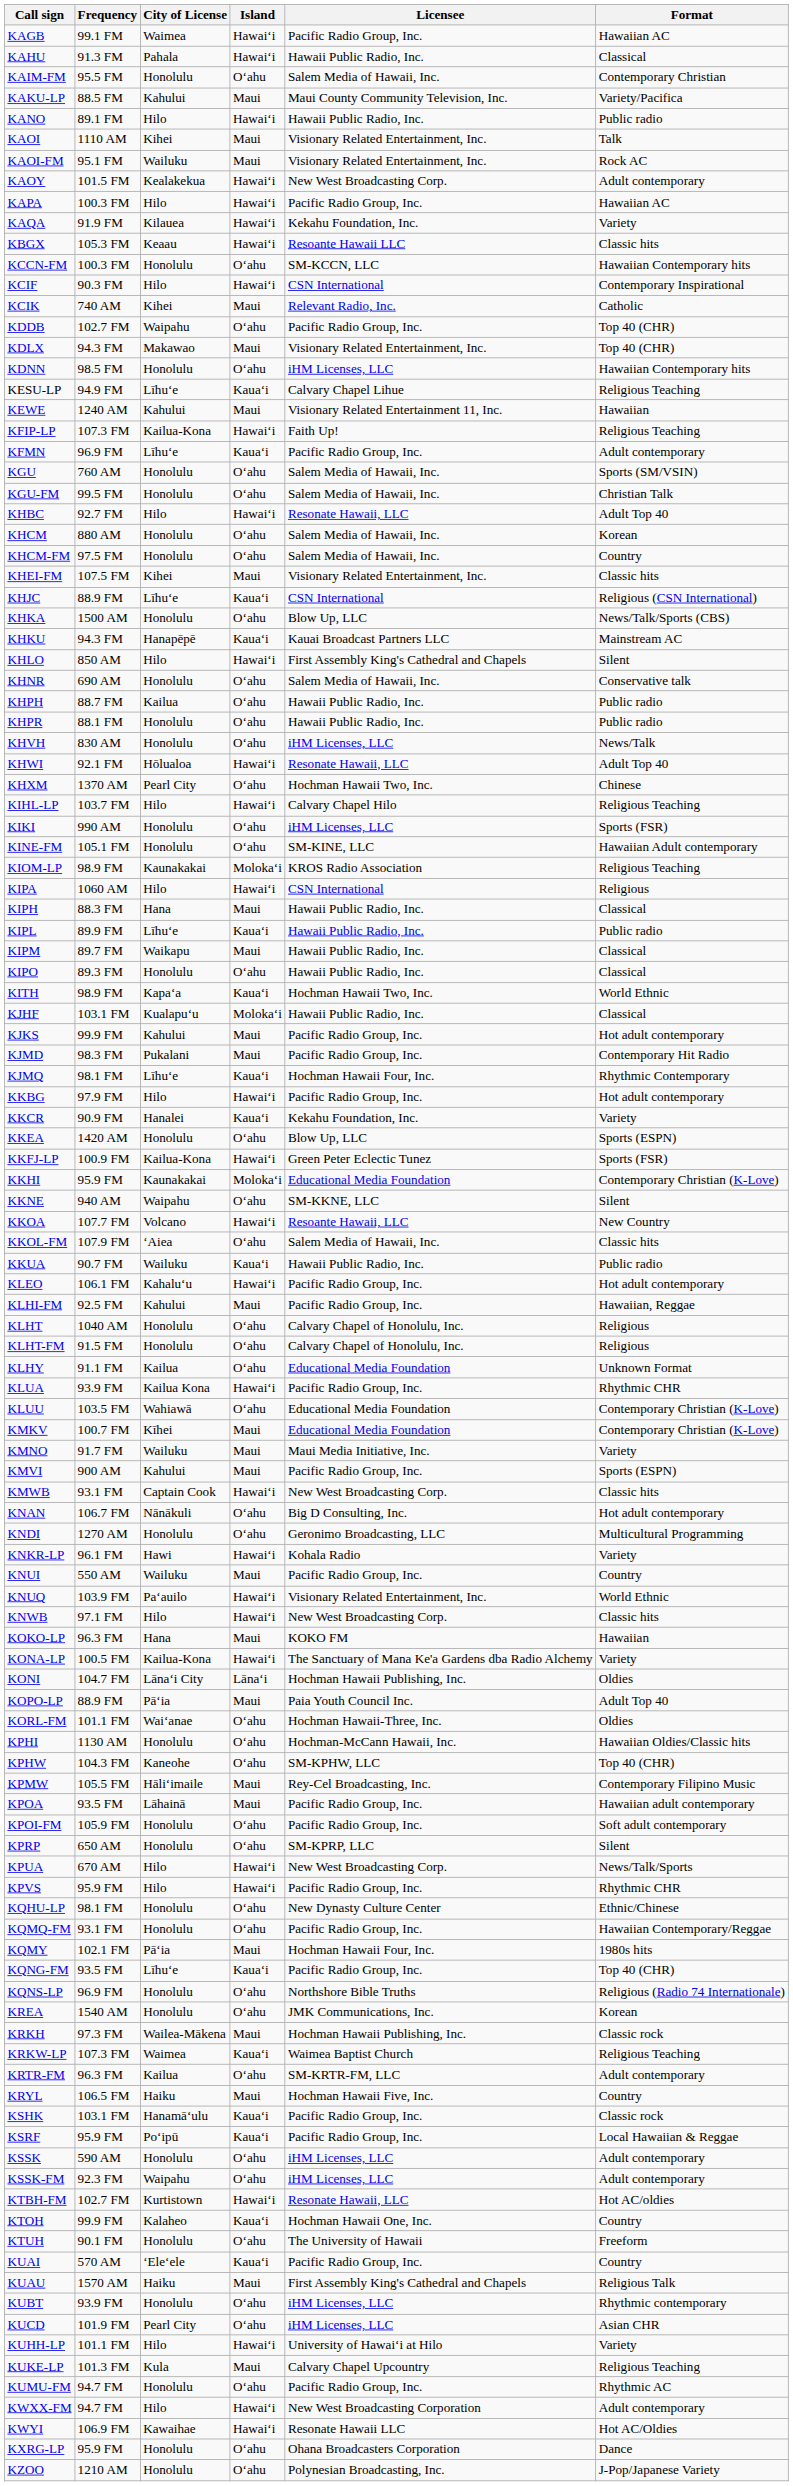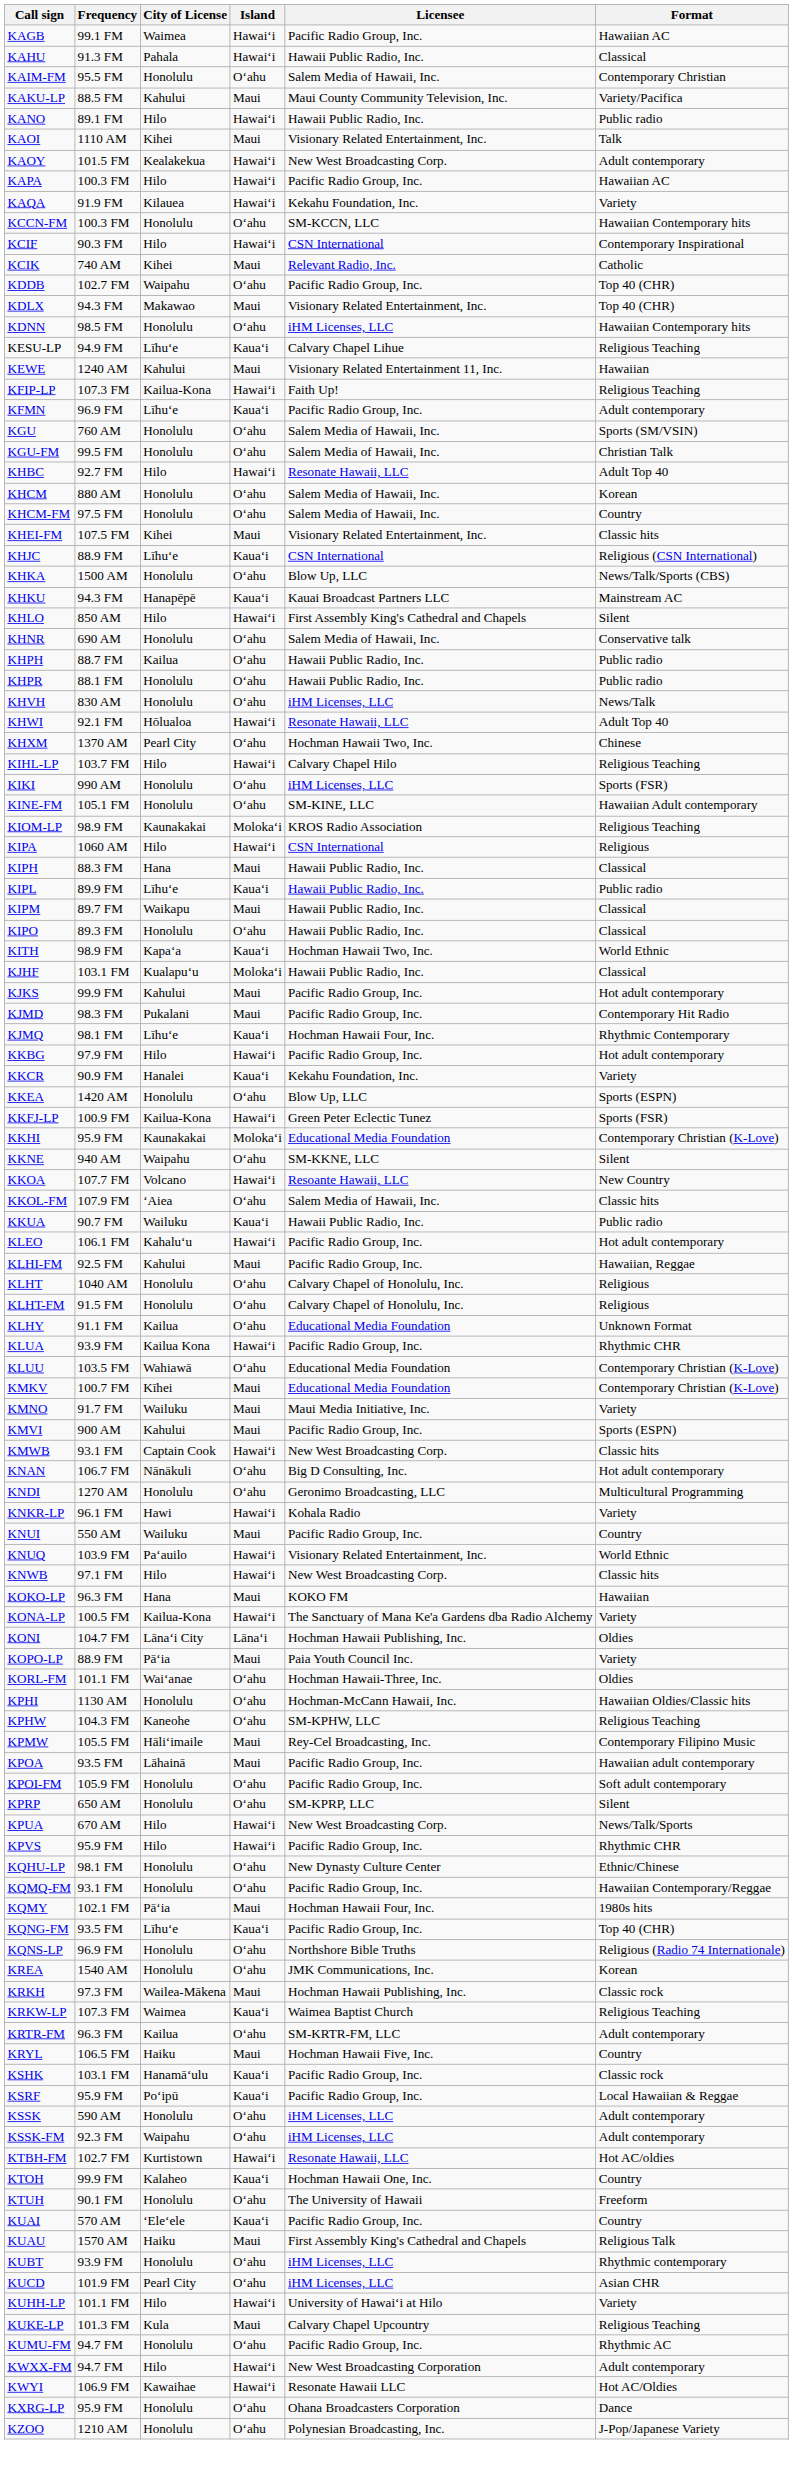- row: (35, 160)
- row: (26, 243)
(634, 1700) Adult Top 40 -> (618, 1658) Variety
(637, 1762) Top 40 (CHR) -> (649, 1721) Religious Teaching
